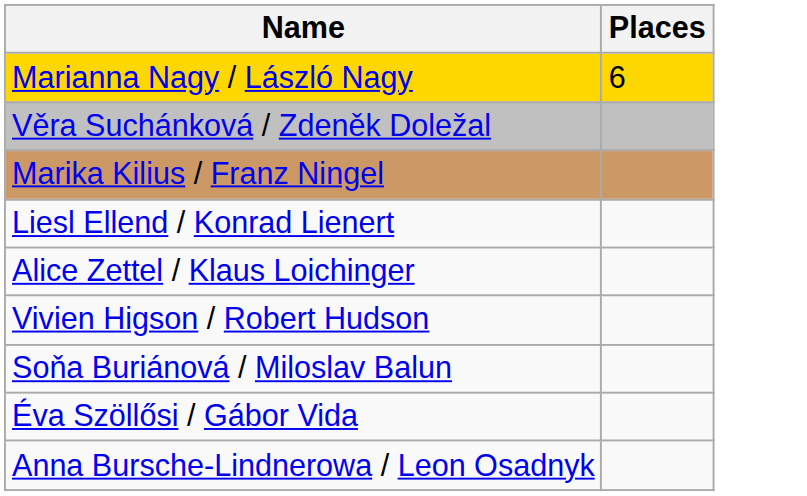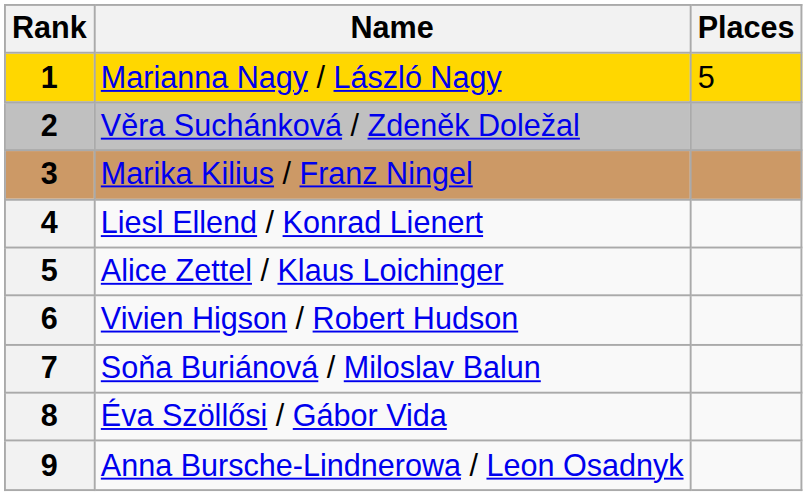+ column: (49, 28)
(617, 77) 6 -> (706, 77) 5
